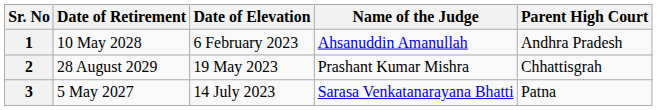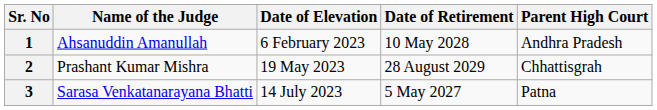columns swapped: (416, 17) <-> (122, 17)
